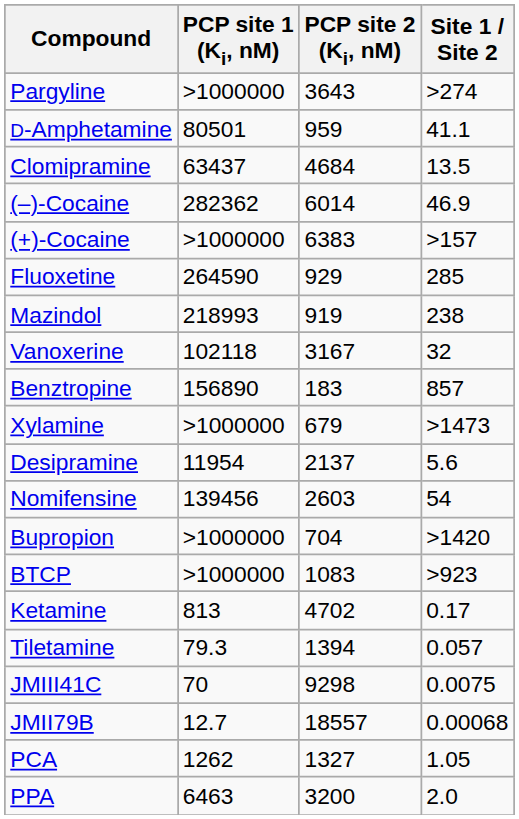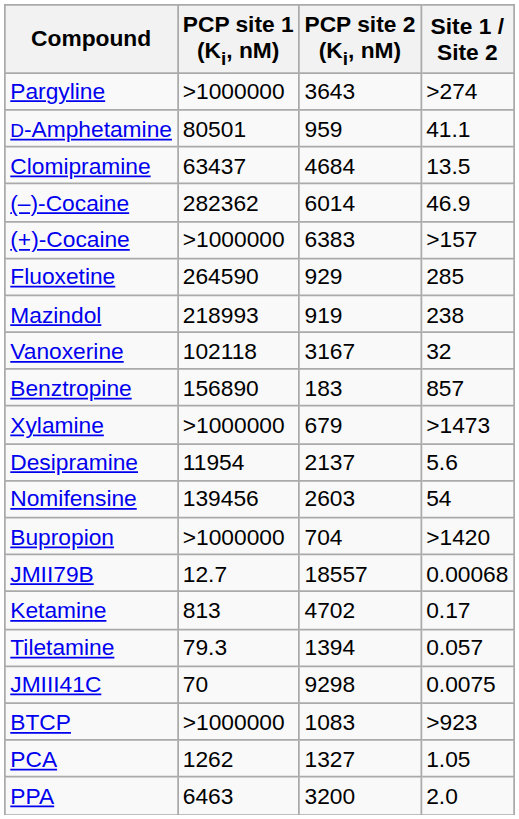rows swapped: (41, 573) <-> (52, 722)
